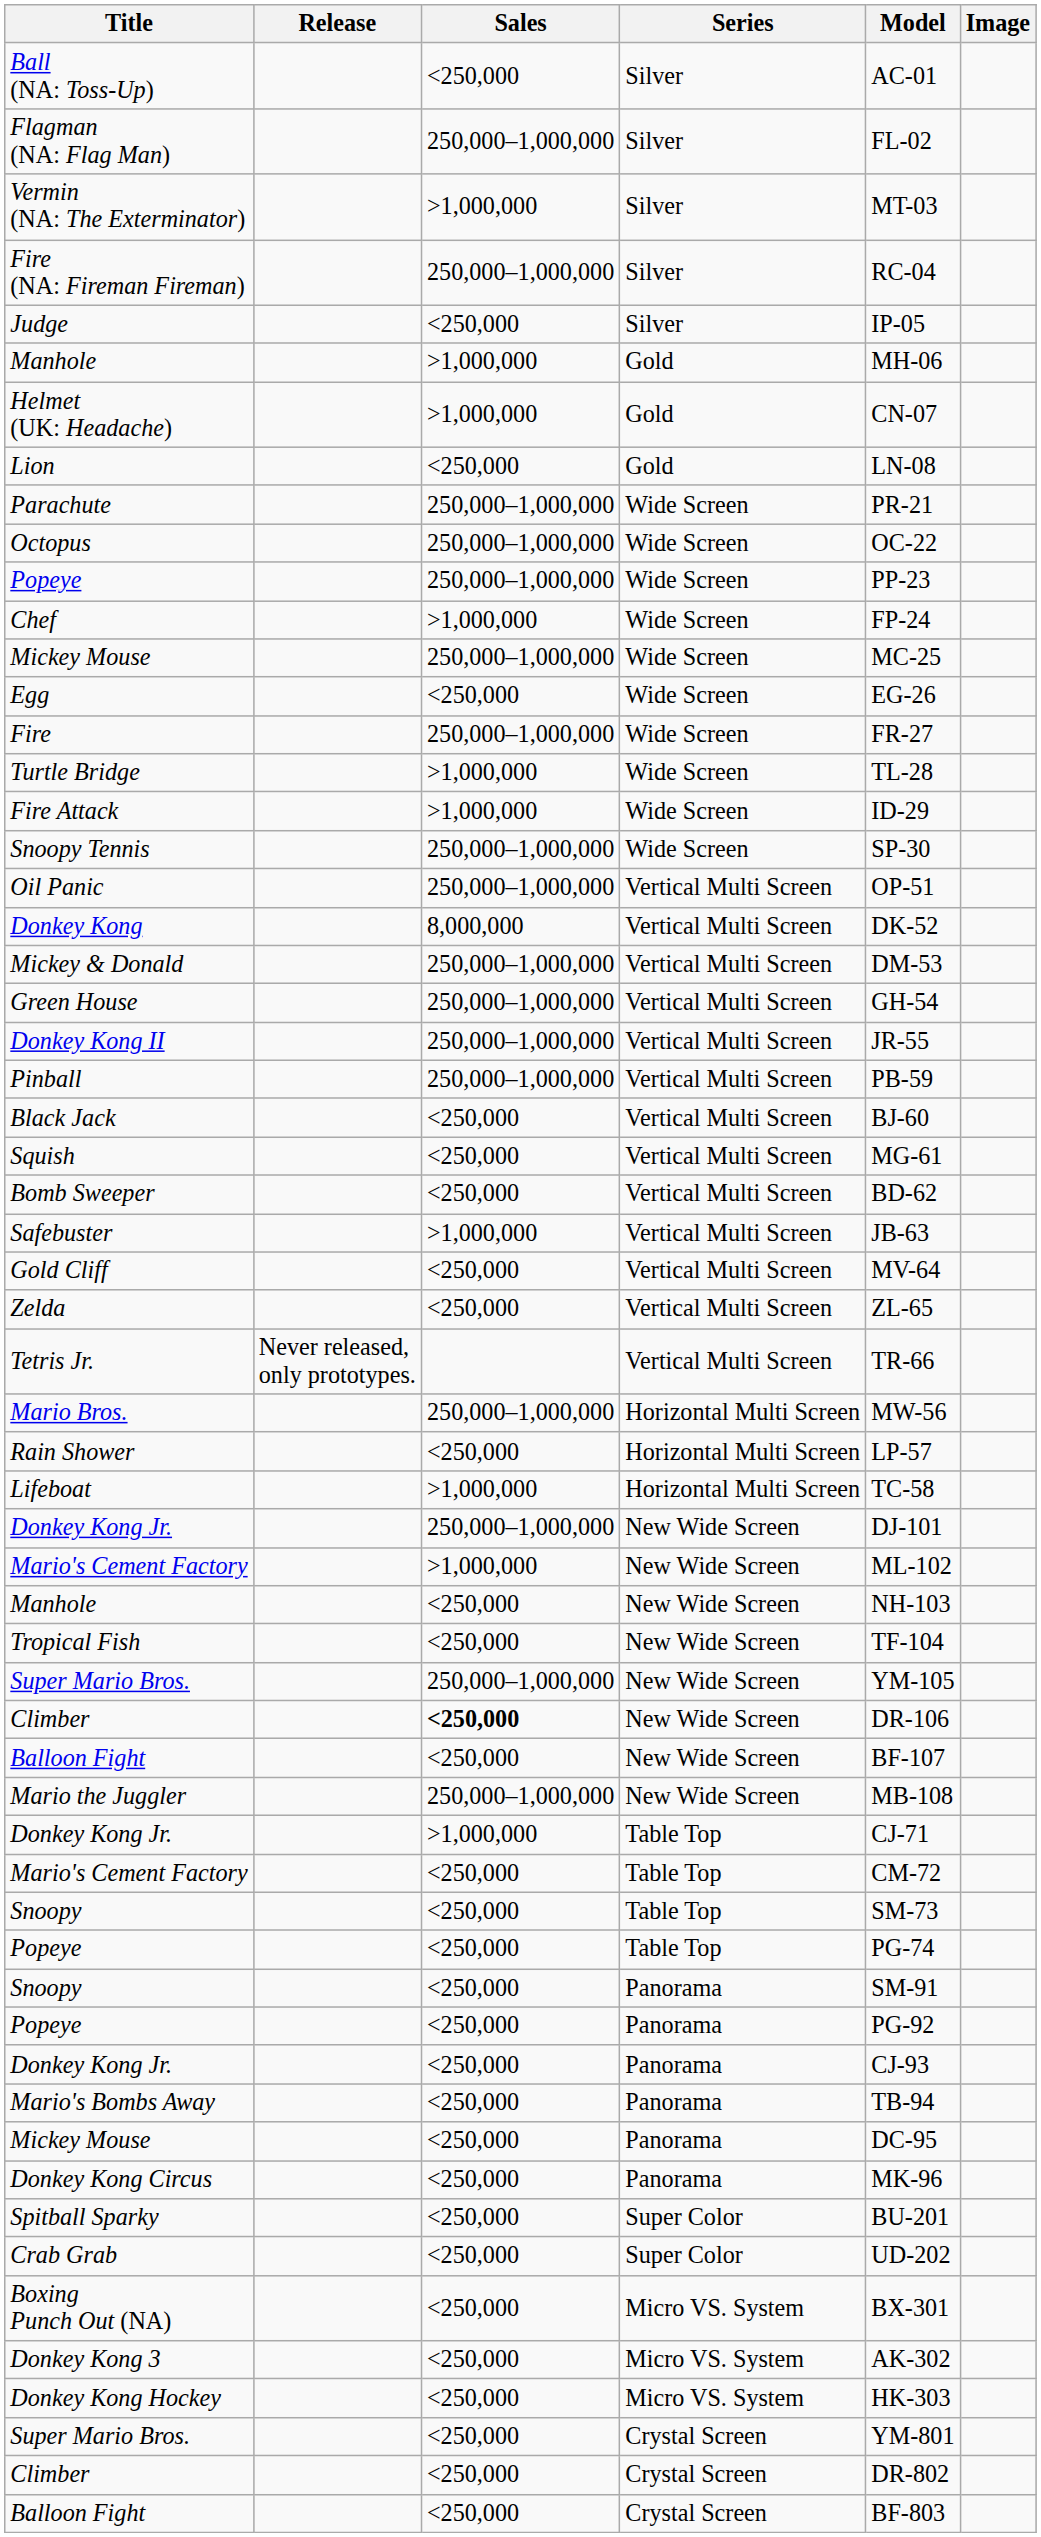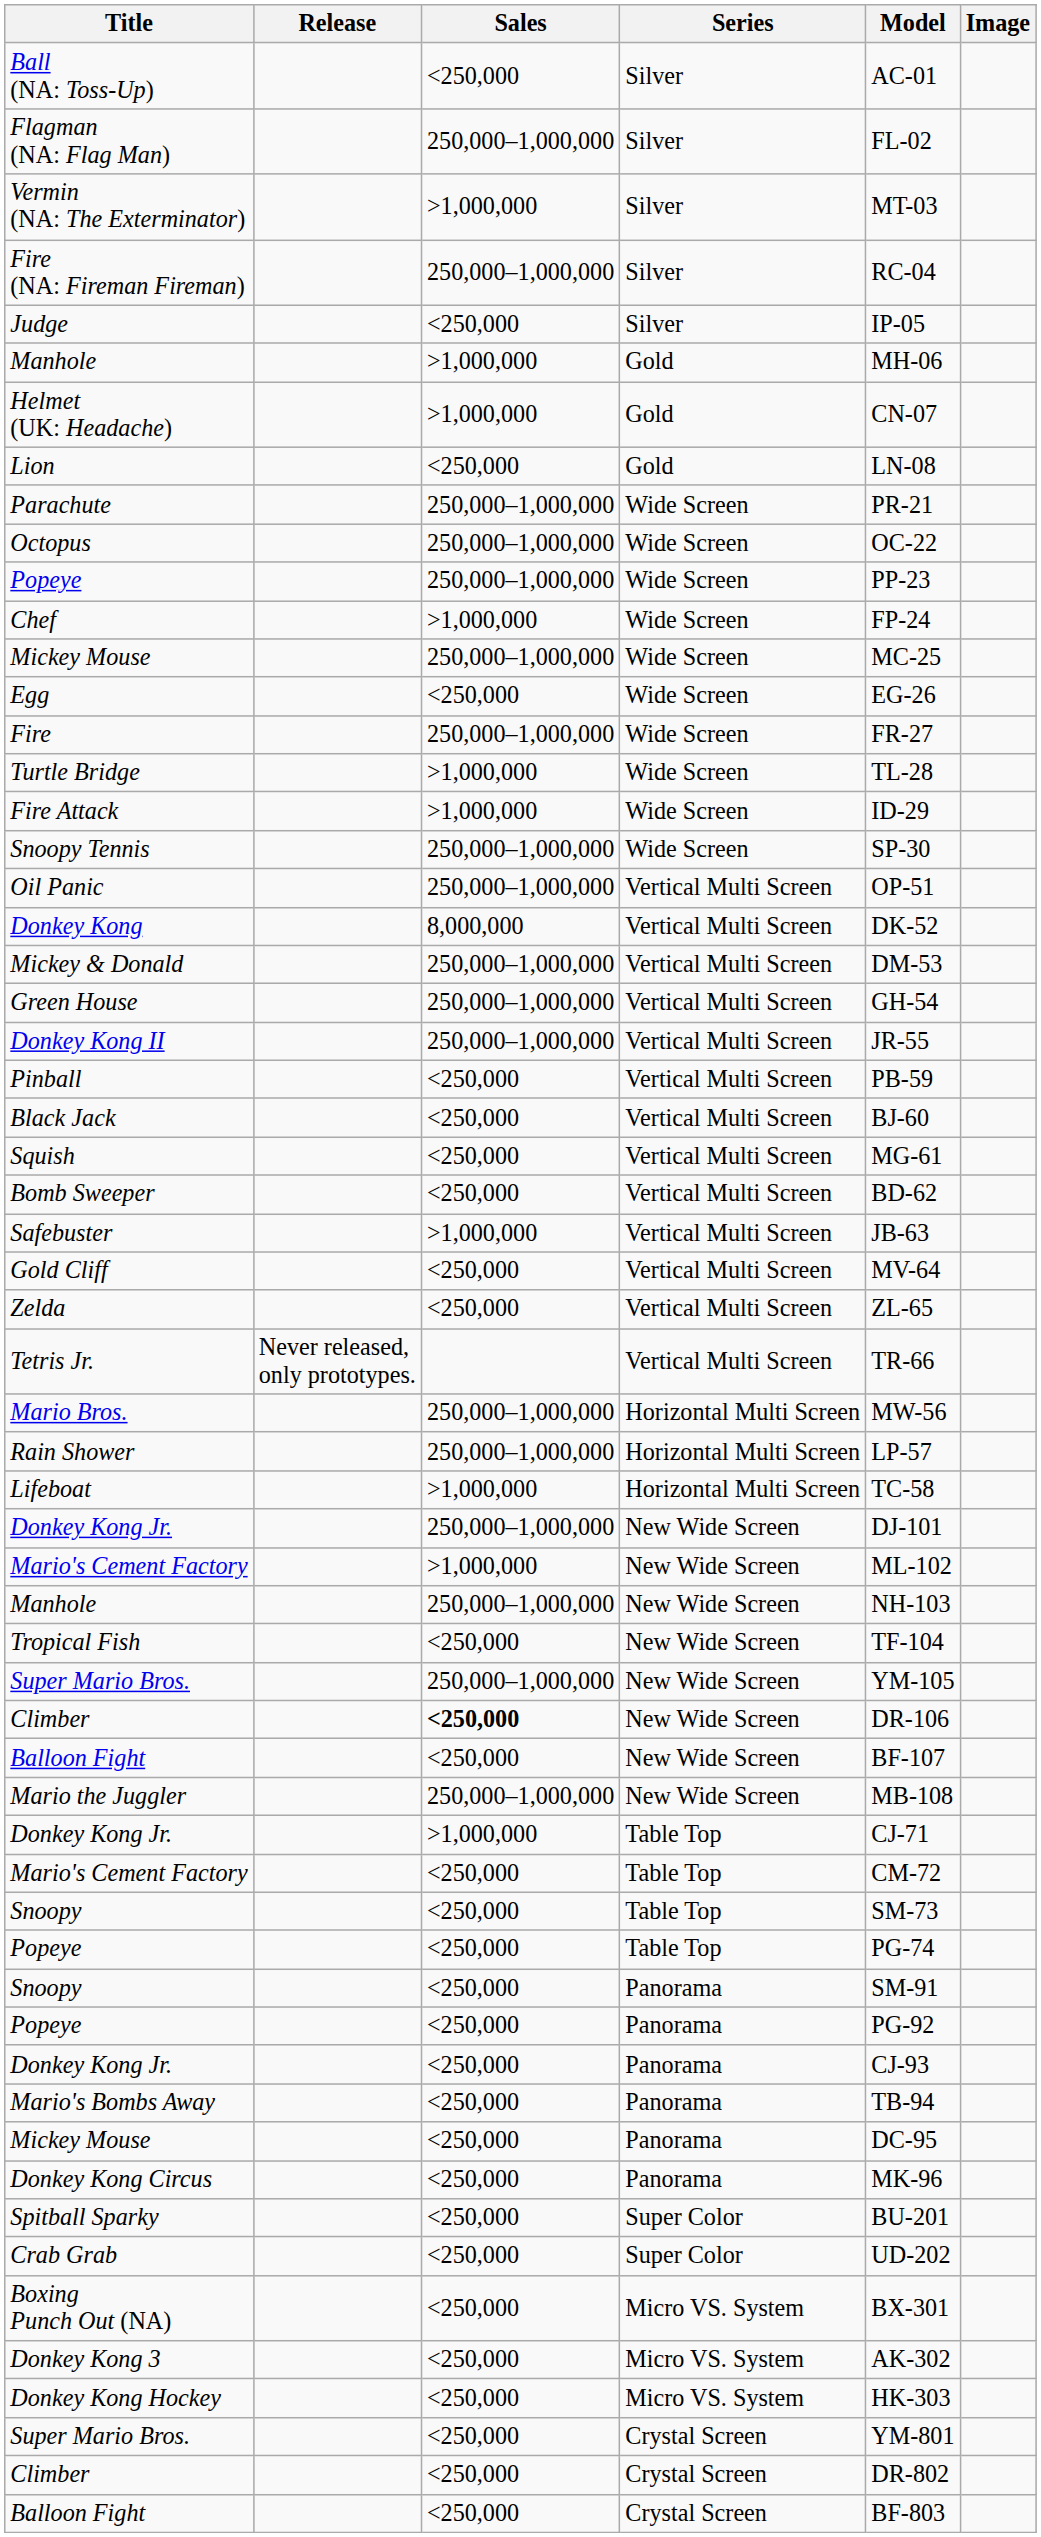(521, 1079) 250,000–1,000,000 -> (473, 1079) <250,000
(473, 1451) <250,000 -> (521, 1451) 250,000–1,000,000
(473, 1604) <250,000 -> (521, 1604) 250,000–1,000,000
